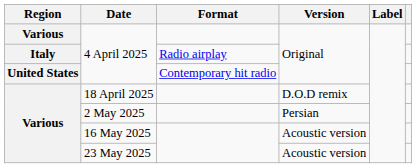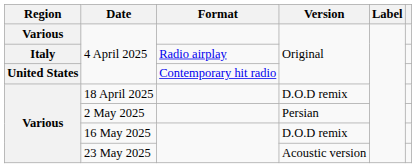(324, 133) Acoustic version -> (315, 133) D.O.D remix
